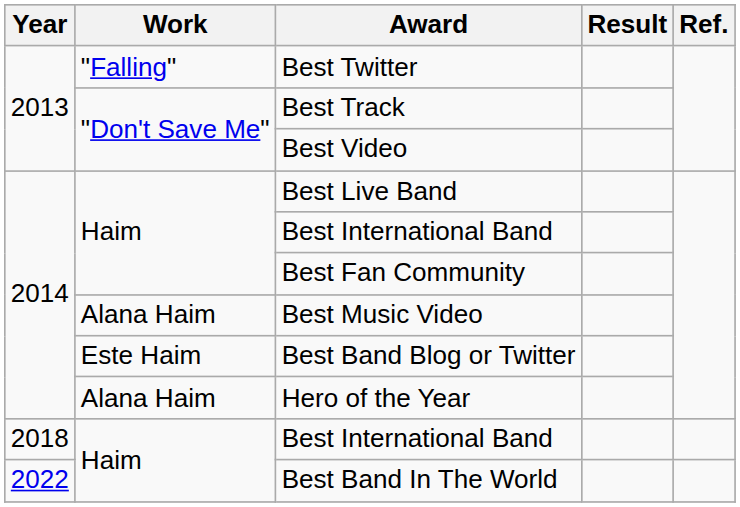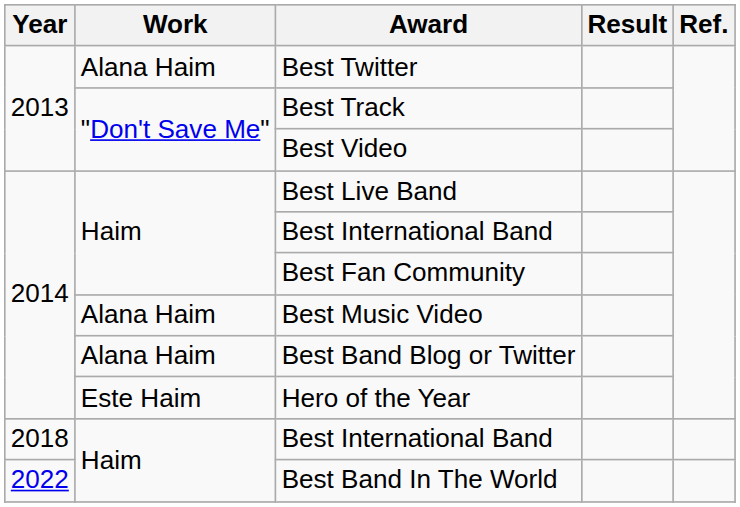(129, 66) "Falling" -> (148, 66) Alana Haim
(141, 356) Este Haim -> (148, 356) Alana Haim
(148, 397) Alana Haim -> (141, 397) Este Haim
